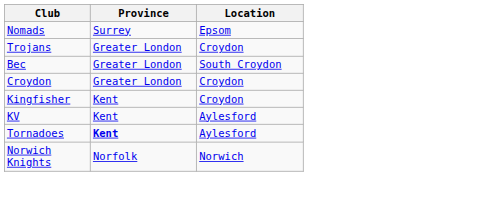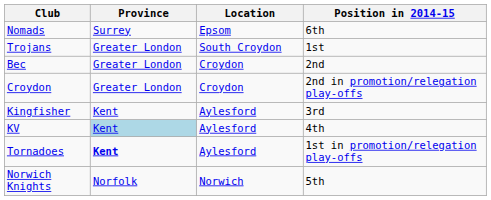+ column: (395, 13)
(221, 47) Croydon -> (240, 47) South Croydon
(240, 64) South Croydon -> (221, 64) Croydon
(221, 99) Croydon -> (228, 111) Aylesford
(106, 116) no background -> (106, 128) lightblue background
